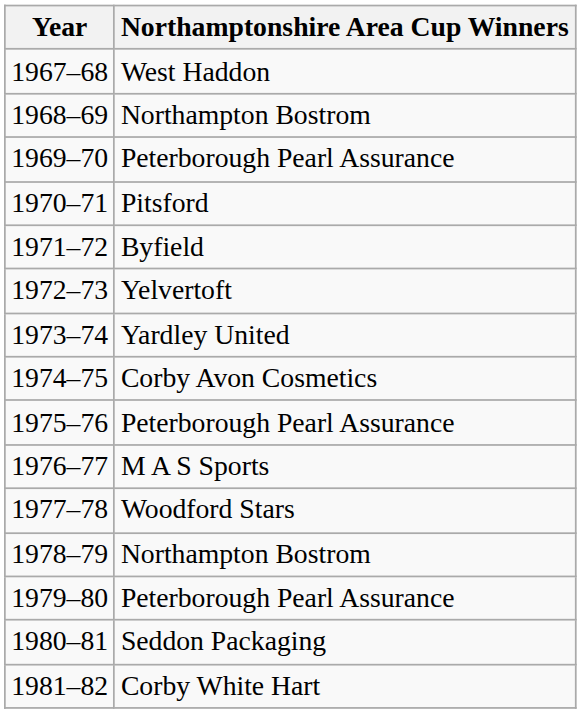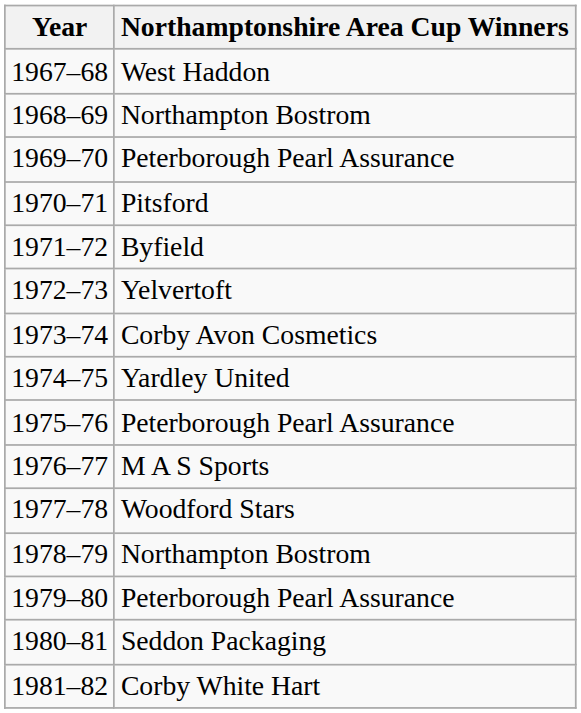(205, 334) Yardley United -> (249, 334) Corby Avon Cosmetics
(249, 378) Corby Avon Cosmetics -> (205, 378) Yardley United
